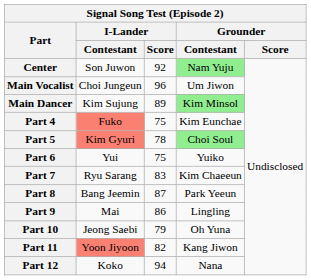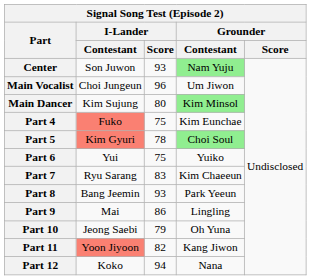(160, 67) 92 -> (160, 67) 93
(160, 103) 89 -> (160, 103) 80
(160, 193) 87 -> (160, 193) 93
